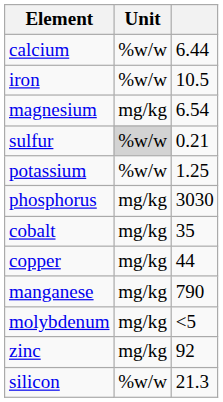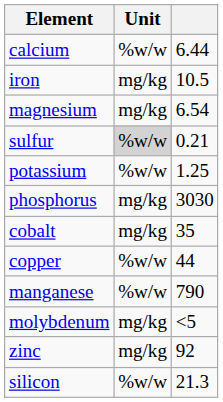(143, 79) %w/w -> (143, 79) mg/kg
(143, 261) mg/kg -> (143, 261) %w/w
(143, 291) mg/kg -> (143, 291) %w/w
